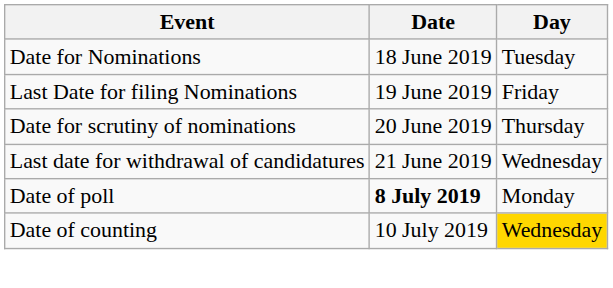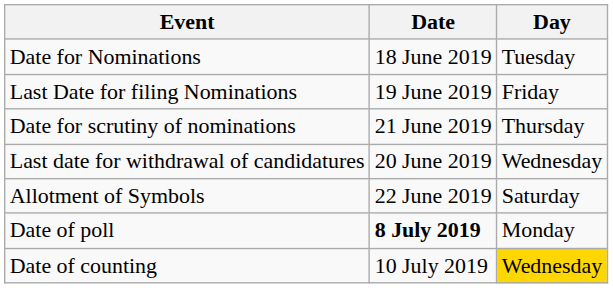(433, 126) 20 June 2019 -> (433, 126) 21 June 2019
(433, 160) 21 June 2019 -> (433, 160) 20 June 2019
+ row: (107, 195)
